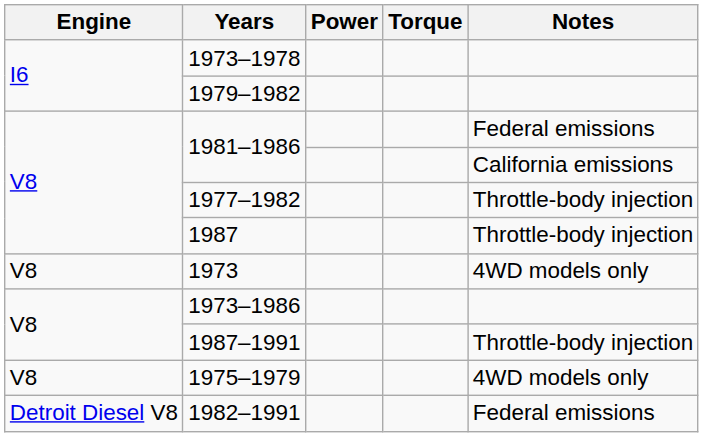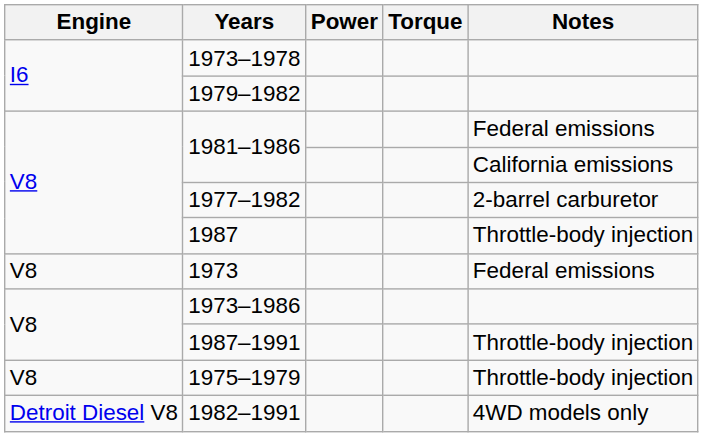(583, 199) Throttle-body injection -> (566, 199) 2-barrel carburetor
(561, 270) 4WD models only -> (564, 270) Federal emissions
(561, 377) 4WD models only -> (583, 377) Throttle-body injection
(564, 413) Federal emissions -> (561, 413) 4WD models only
